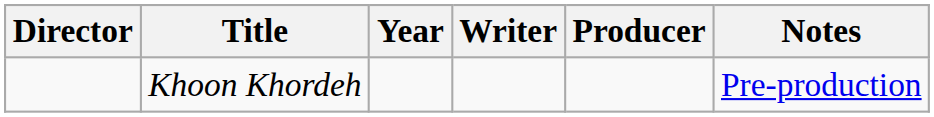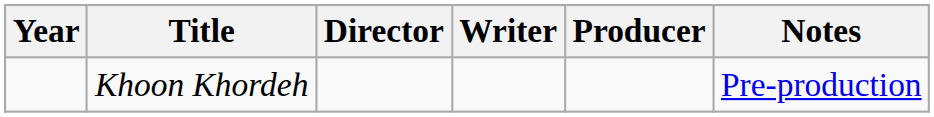columns swapped: (410, 31) <-> (73, 31)
